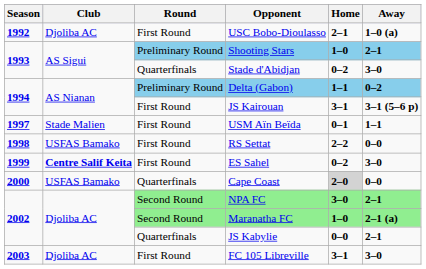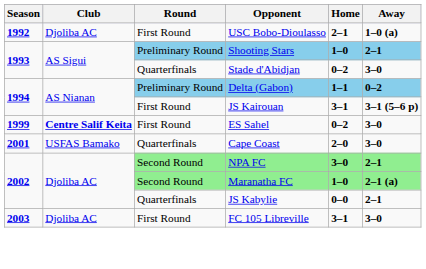- row: (264, 125)
- row: (249, 143)
(18, 180) 2000 -> (18, 143) 2001
(340, 180) lightgrey background -> (340, 143) no background
(374, 180) 0–0 -> (374, 143) 3–0
